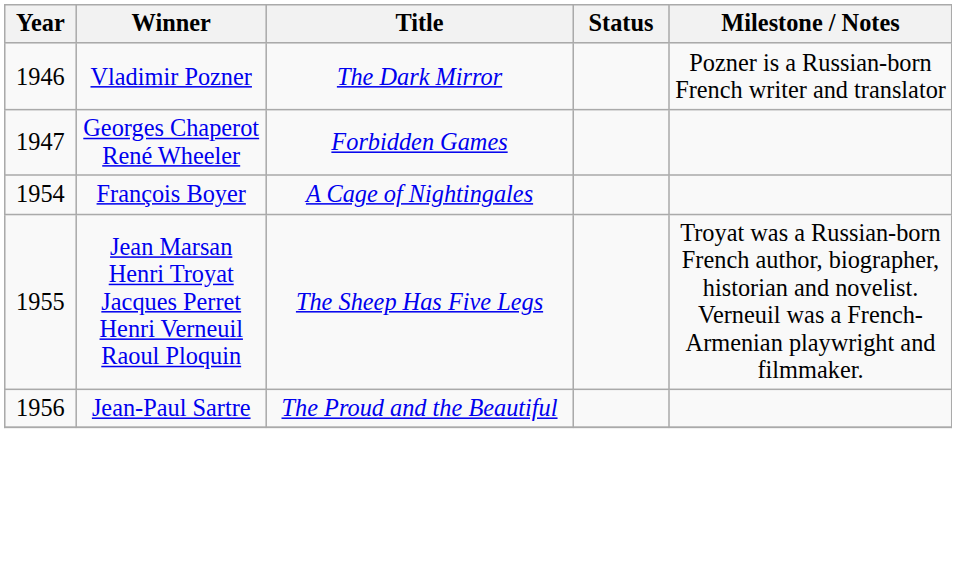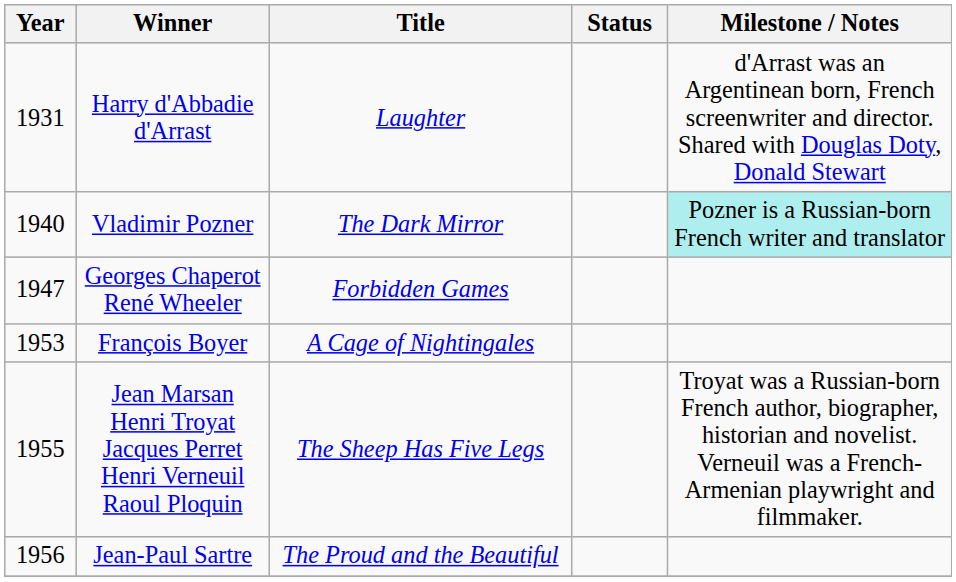+ row: (173, 117)
(40, 76) 1946 -> (40, 224) 1940
(811, 76) no background -> (810, 224) paleturquoise background
(40, 194) 1954 -> (40, 342) 1953
